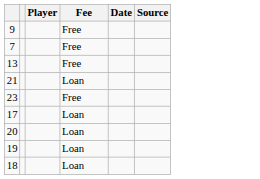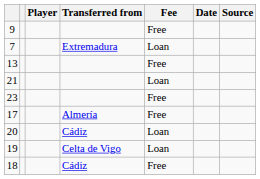+ column: (102, 13)
(72, 47) Free -> (158, 47) Loan
(73, 115) Loan -> (157, 115) Free
(73, 166) Loan -> (157, 166) Free
